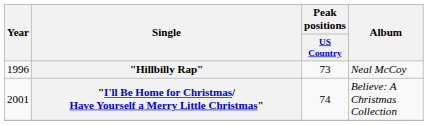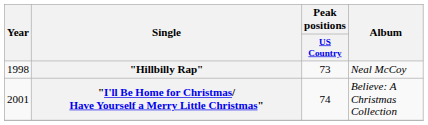(18, 69) 1996 -> (18, 69) 1998
